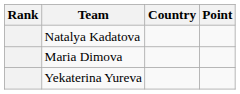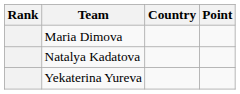rows swapped: (92, 36) <-> (84, 57)
